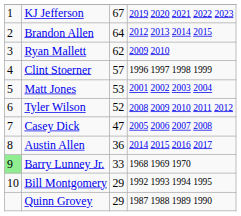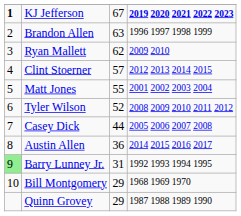(10, 13) normal -> (10, 13) bold
(181, 13) normal -> (181, 13) bold
(118, 32) 64 -> (118, 32) 63
(171, 32) 2012 2013 2014 2015 -> (171, 32) 1996 1997 1998 1999
(171, 70) 1996 1997 1998 1999 -> (171, 70) 2012 2013 2014 2015
(118, 88) 53 -> (118, 88) 55
(118, 126) 47 -> (118, 126) 44
(118, 164) 33 -> (118, 164) 31
(160, 164) 1968 1969 1970 -> (171, 164) 1992 1993 1994 1995
(171, 182) 1992 1993 1994 1995 -> (160, 182) 1968 1969 1970
